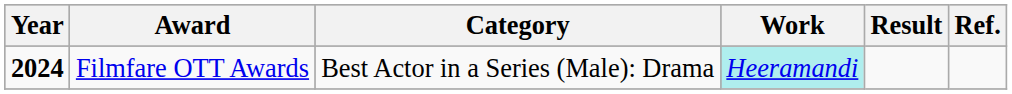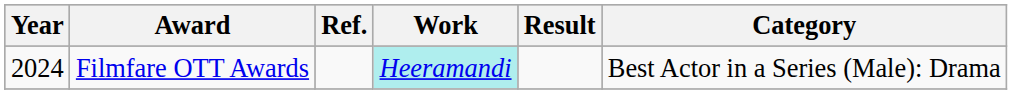columns swapped: (518, 25) <-> (978, 25)
(37, 67) bold -> (37, 67) normal
